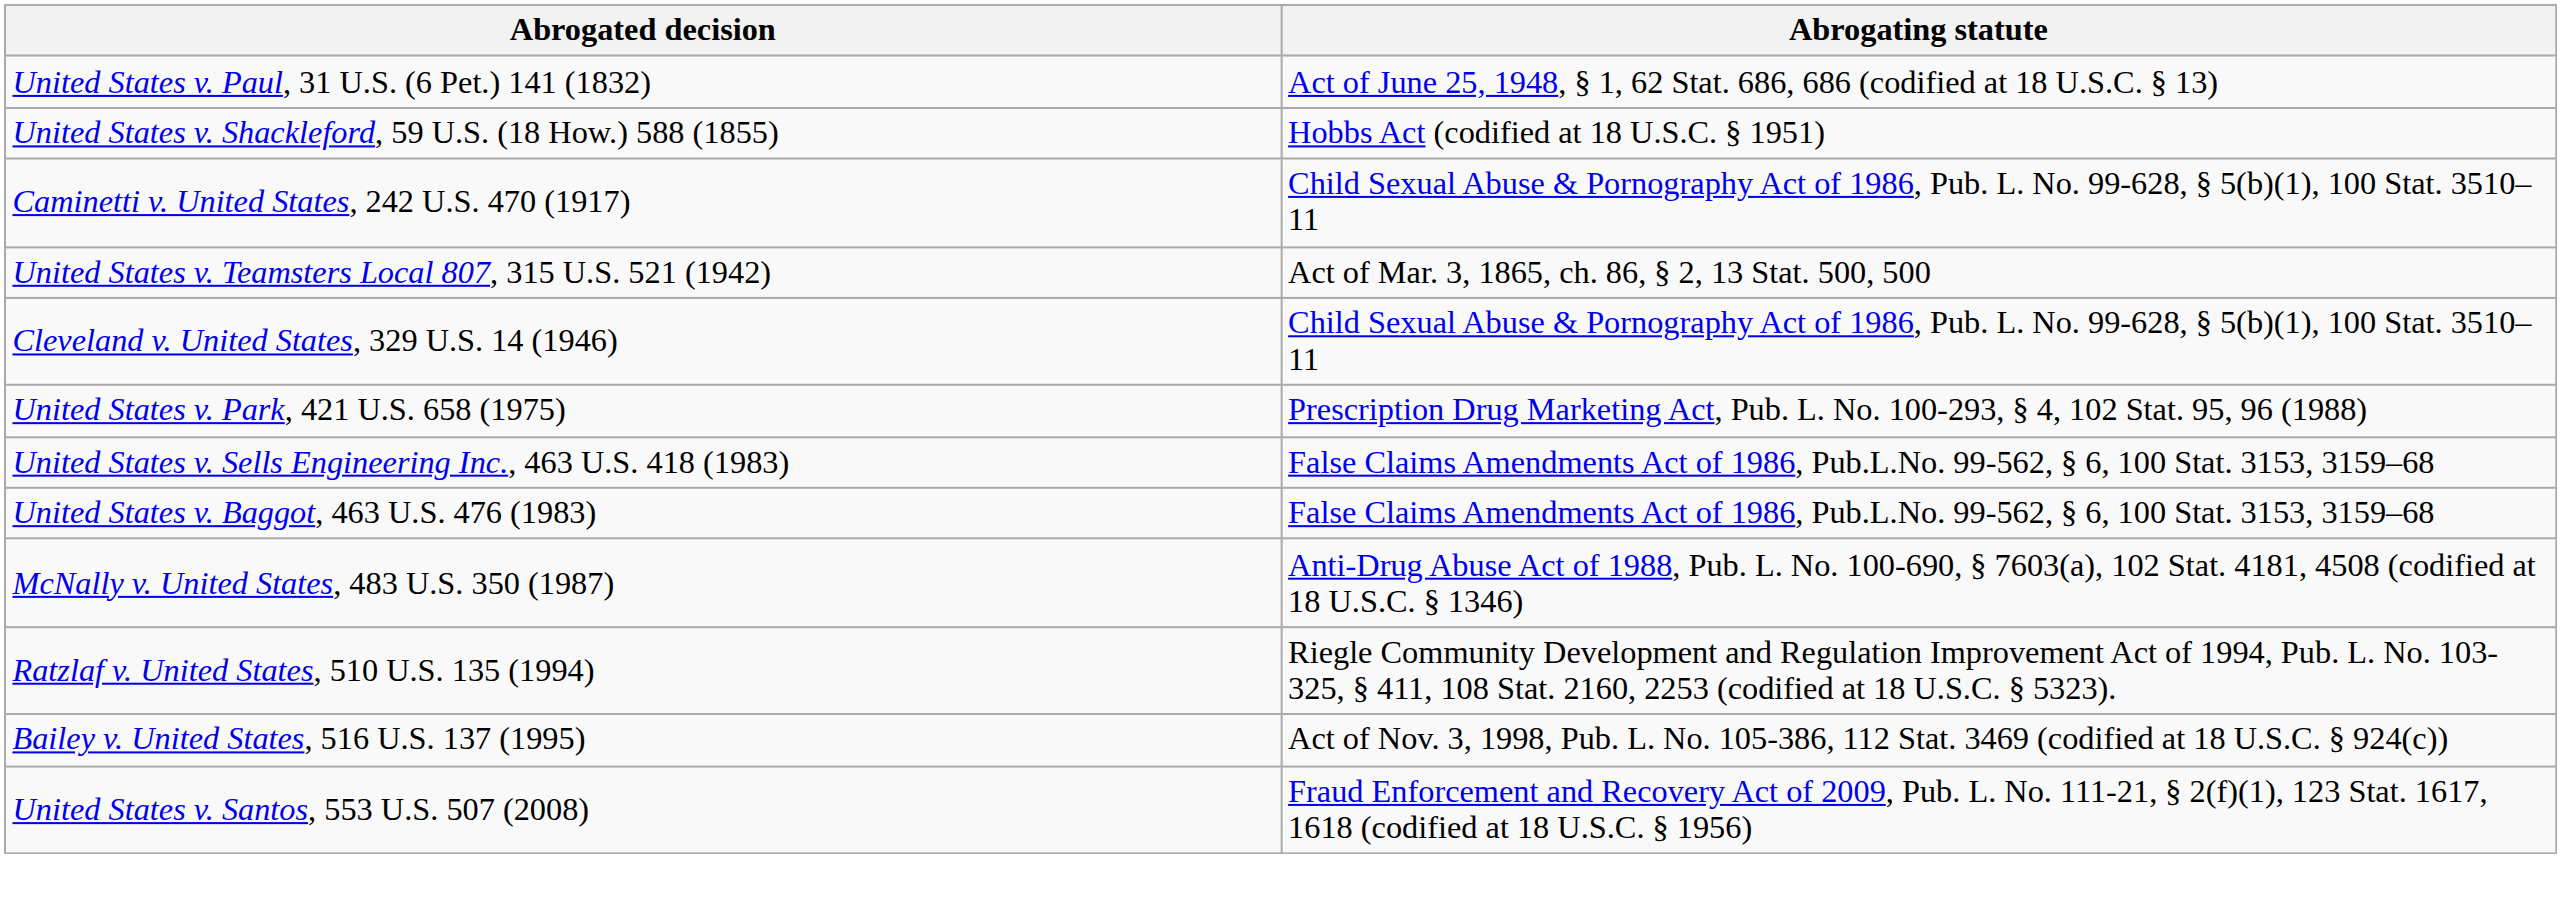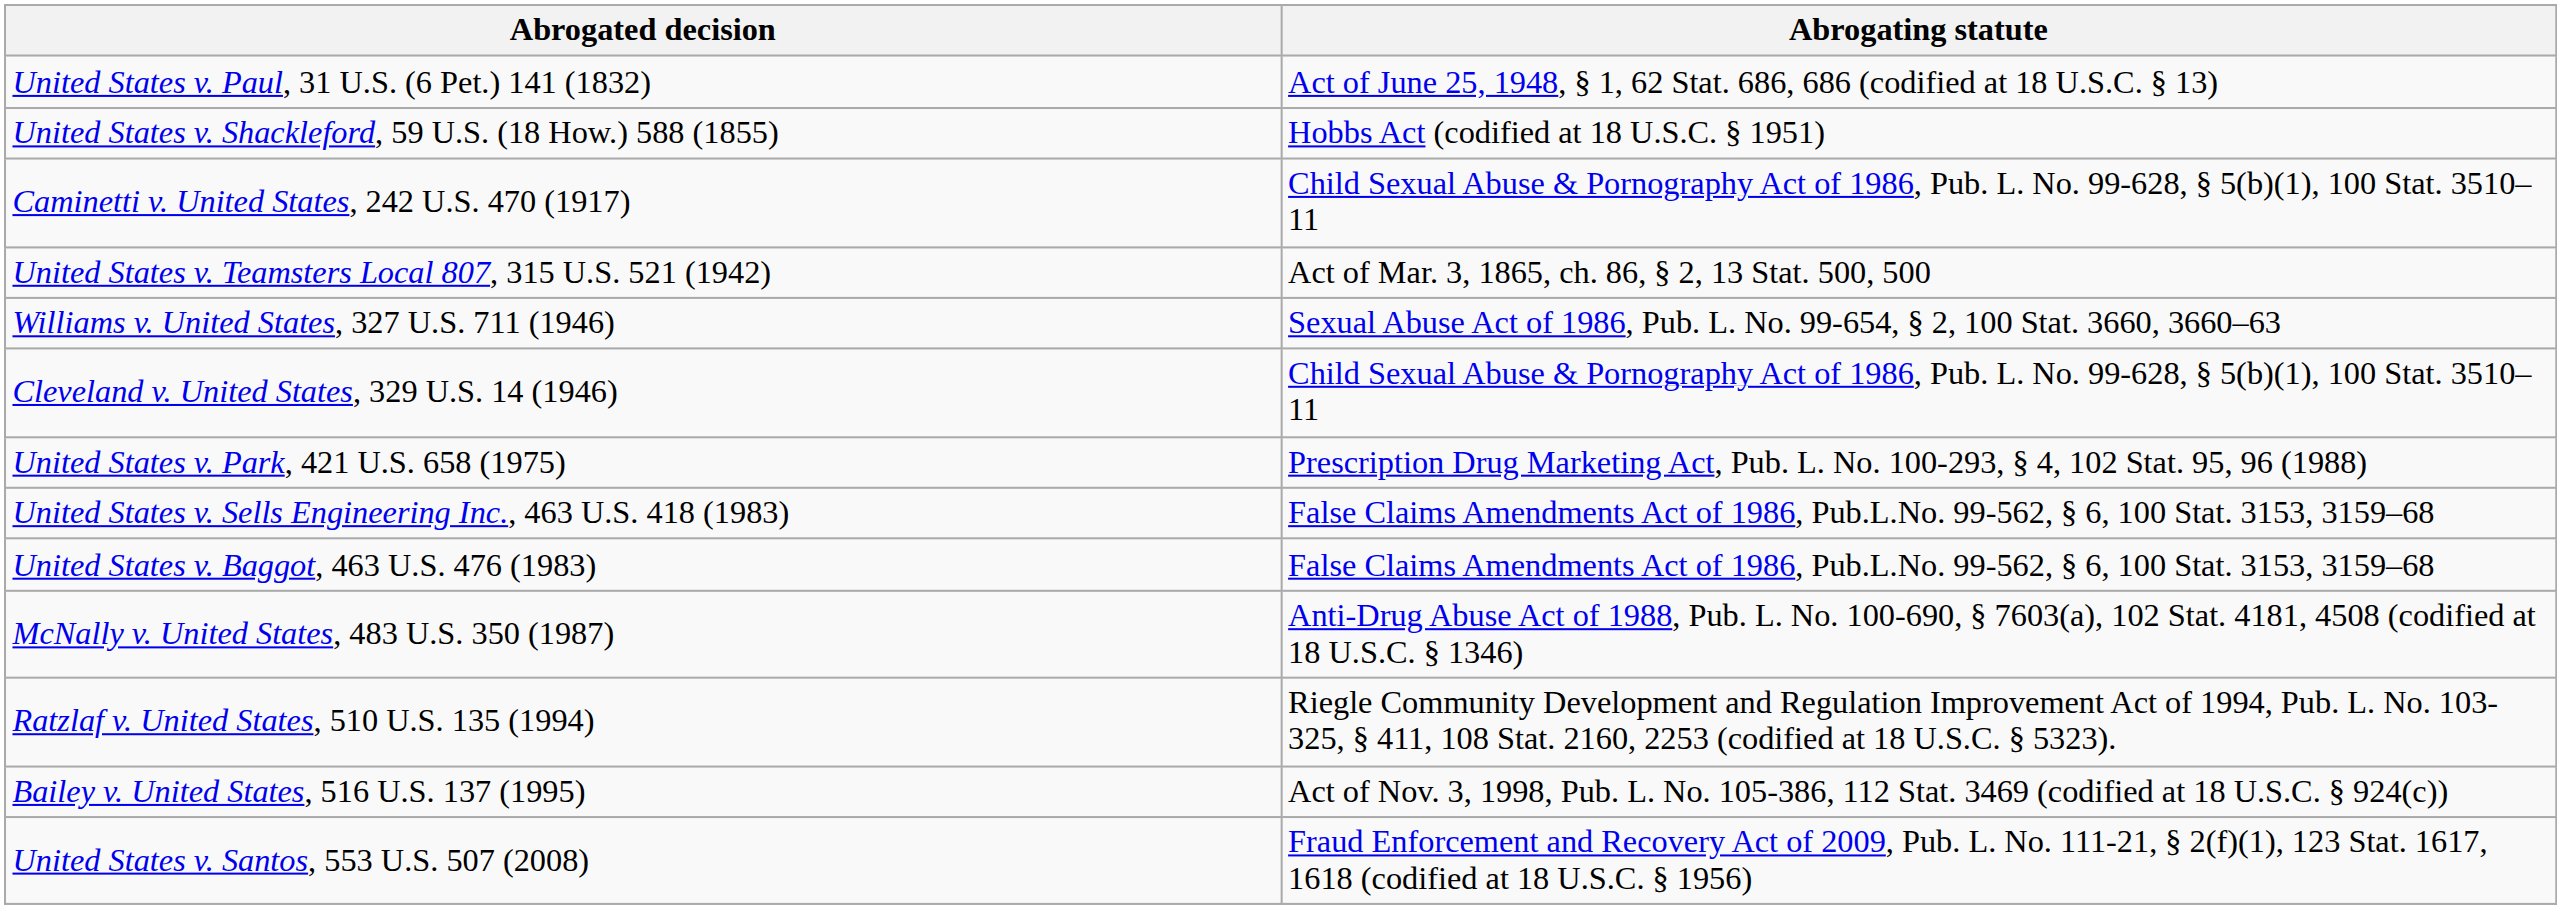+ row: (314, 322)
